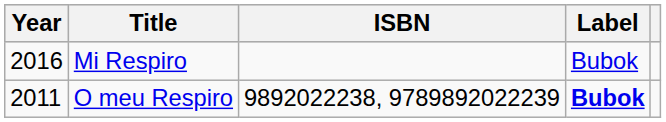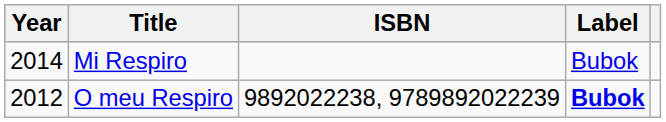(37, 60) 2016 -> (37, 60) 2014
(36, 98) 2011 -> (37, 98) 2012
